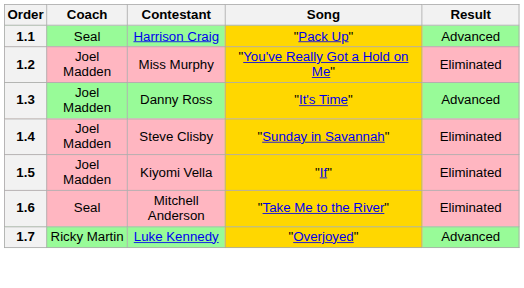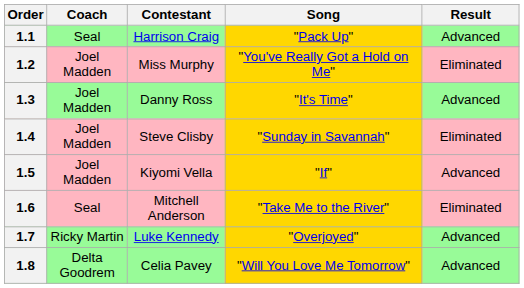(471, 172) Eliminated -> (471, 172) Advanced
+ row: (26, 265)
